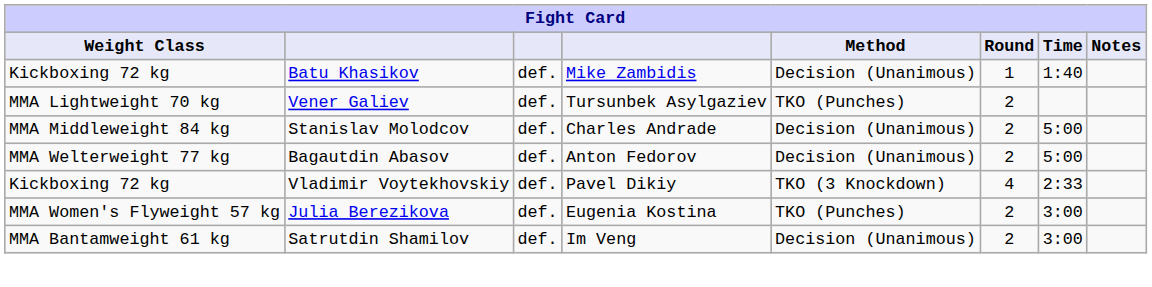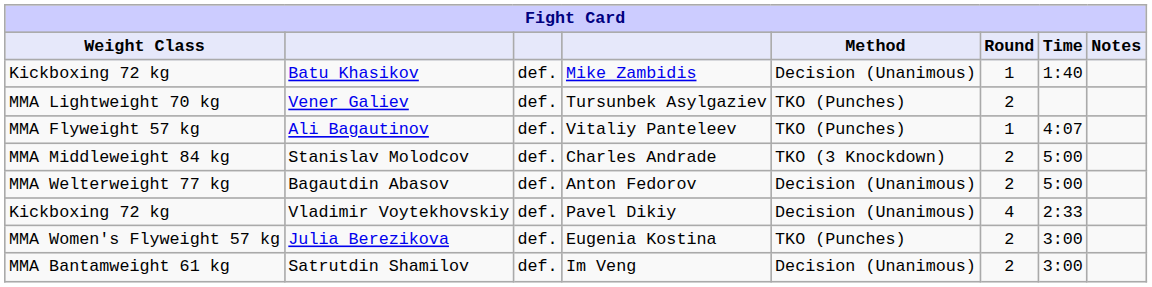+ row: (359, 129)
(875, 129) Decision (Unanimous) -> (860, 157) TKO (3 Knockdown)
(860, 185) TKO (3 Knockdown) -> (875, 212) Decision (Unanimous)
